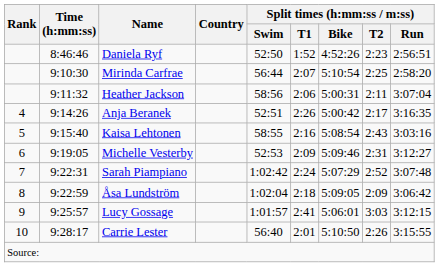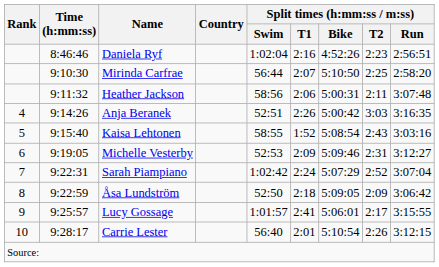(269, 53) 52:50 -> (269, 53) 1:02:04
(304, 53) 1:52 -> (304, 53) 2:16
(340, 73) 5:10:54 -> (340, 73) 5:10:50
(412, 93) 3:07:04 -> (412, 93) 3:07:48
(376, 113) 2:17 -> (376, 113) 3:03
(304, 133) 2:16 -> (304, 133) 1:52
(412, 172) 3:07:48 -> (412, 172) 3:07:04
(269, 192) 1:02:04 -> (269, 192) 52:50
(376, 212) 3:03 -> (376, 212) 2:17
(412, 212) 3:12:15 -> (412, 212) 3:15:55
(340, 232) 5:10:50 -> (340, 232) 5:10:54
(412, 232) 3:15:55 -> (412, 232) 3:12:15
